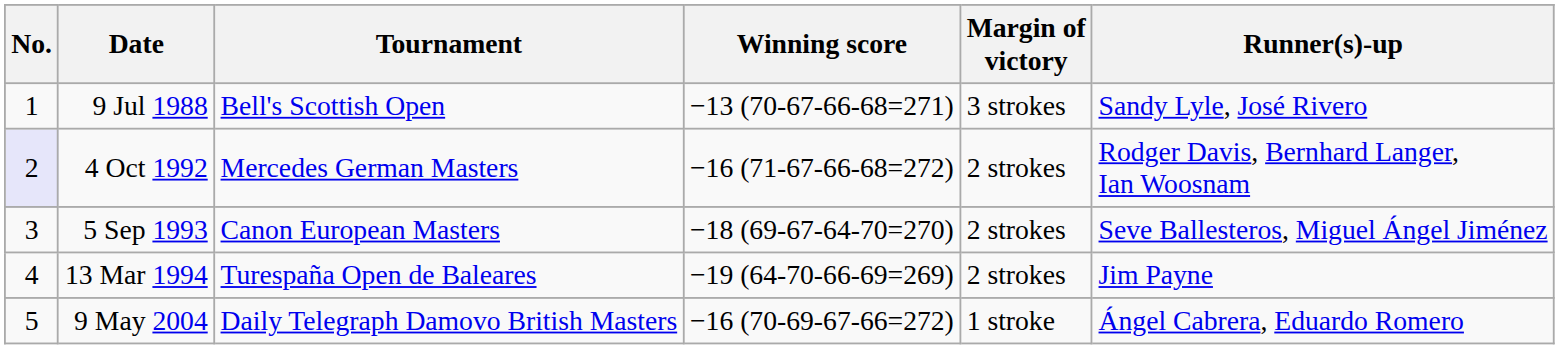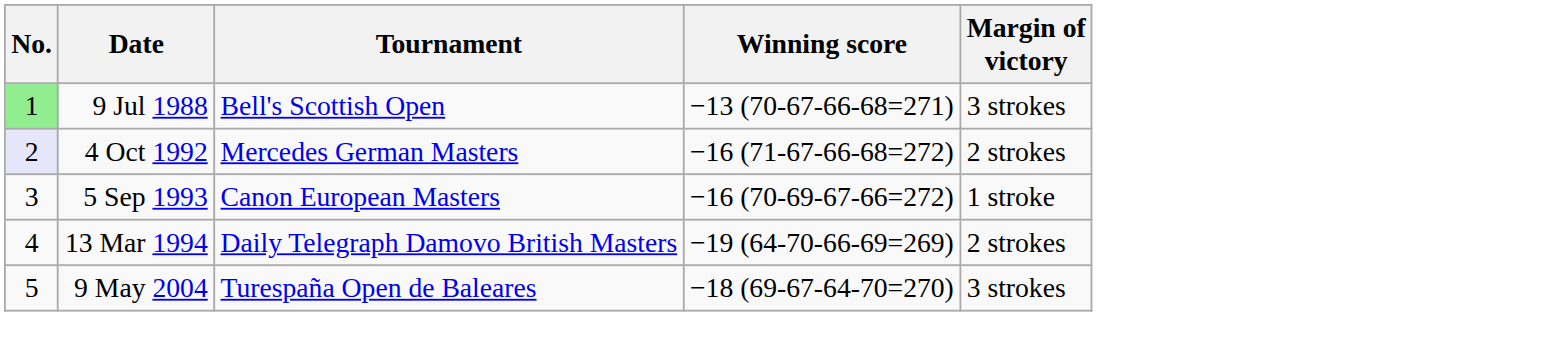- column: (1323, 43)
(32, 105) no background -> (32, 105) lightgreen background
(822, 229) −18 (69-67-64-70=270) -> (822, 197) −16 (70-69-67-66=272)
(1016, 229) 2 strokes -> (1011, 197) 1 stroke
(379, 275) Turespaña Open de Baleares -> (449, 242) Daily Telegraph Damovo British Masters
(449, 321) Daily Telegraph Damovo British Masters -> (379, 288) Turespaña Open de Baleares
(822, 321) −16 (70-69-67-66=272) -> (822, 288) −18 (69-67-64-70=270)
(1011, 321) 1 stroke -> (1016, 288) 3 strokes
